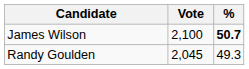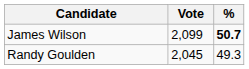(187, 34) 2,100 -> (187, 34) 2,099
